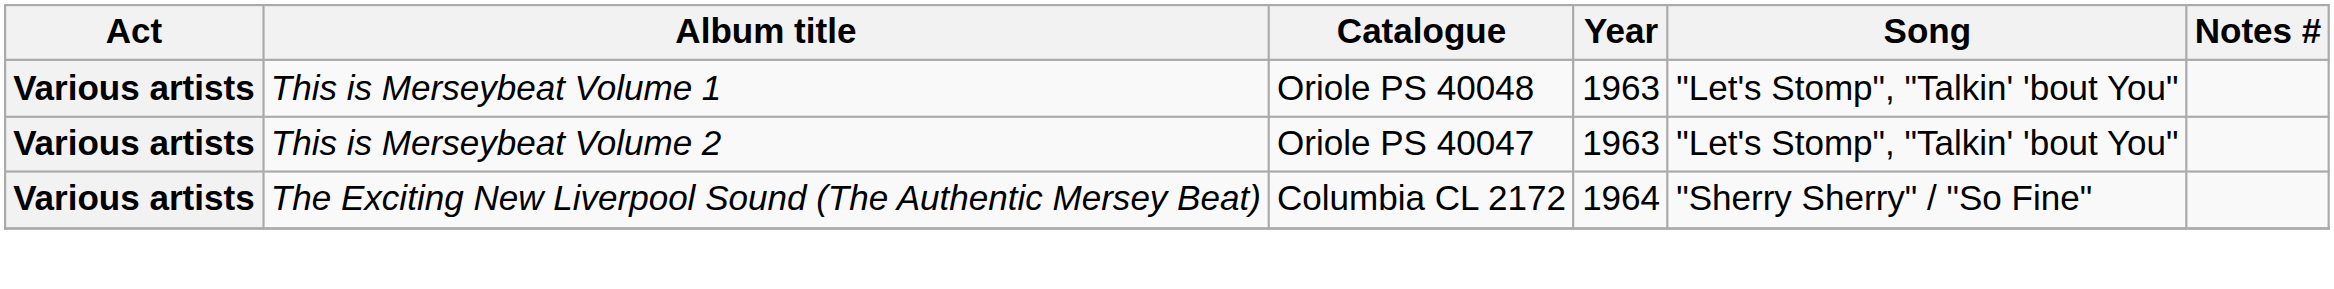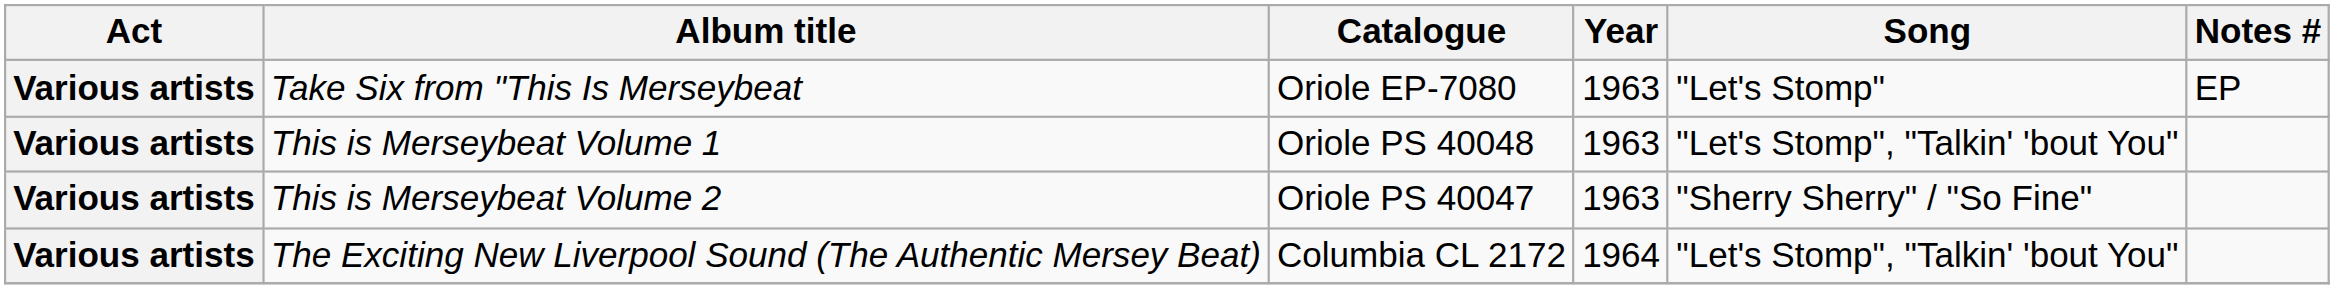+ row: (536, 87)
(1927, 143) "Let's Stomp", "Talkin' 'bout You" -> (1884, 198) "Sherry Sherry" / "So Fine"
(1884, 198) "Sherry Sherry" / "So Fine" -> (1927, 254) "Let's Stomp", "Talkin' 'bout You"
